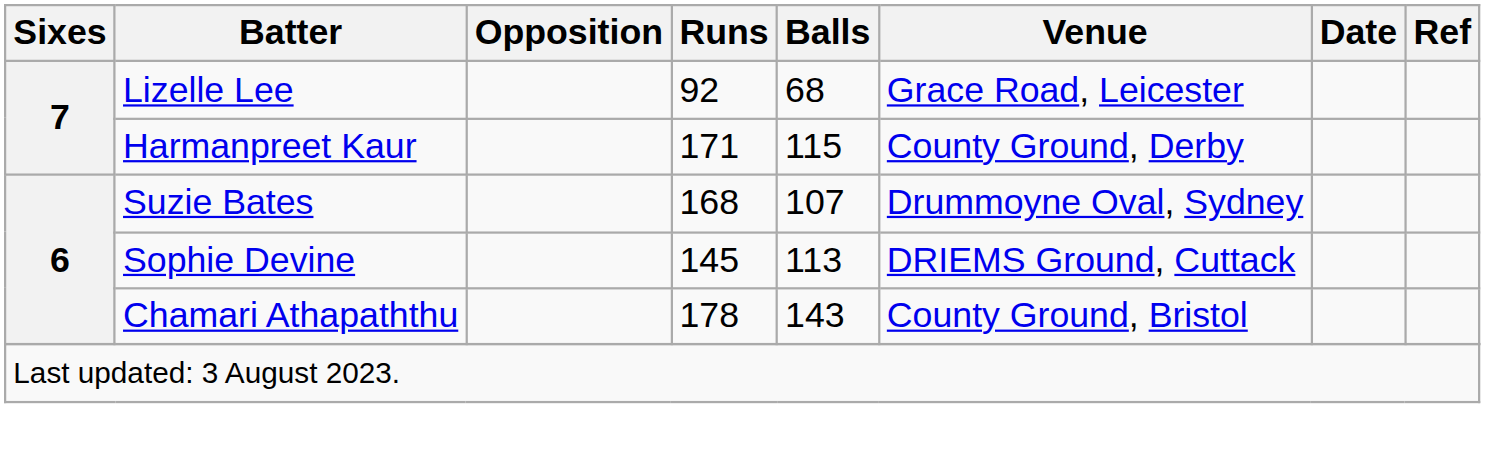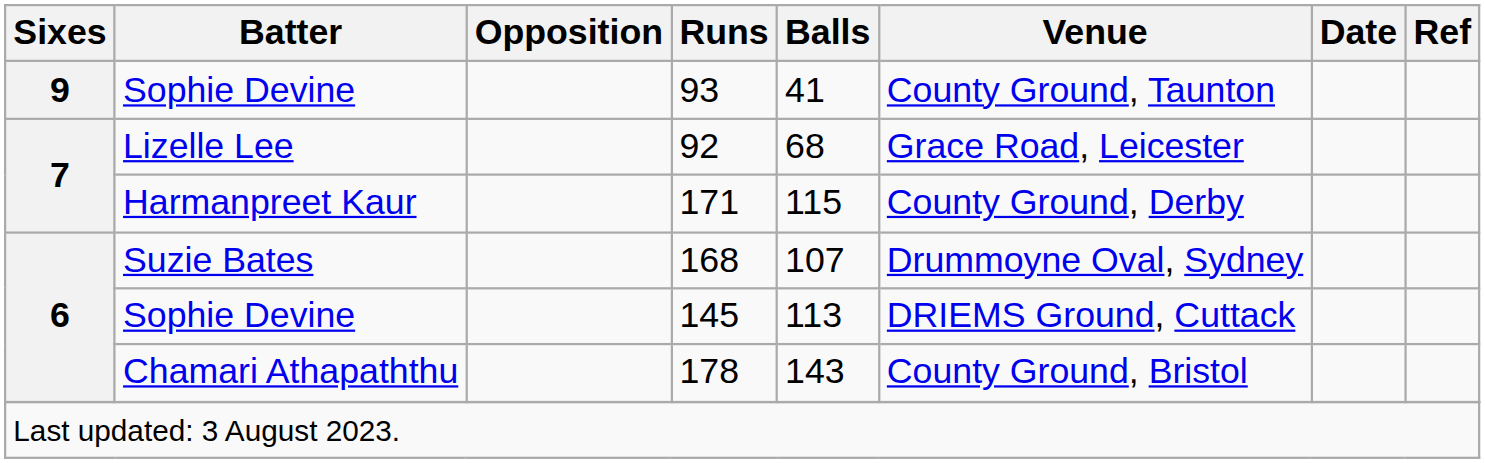+ row: (699, 89)
